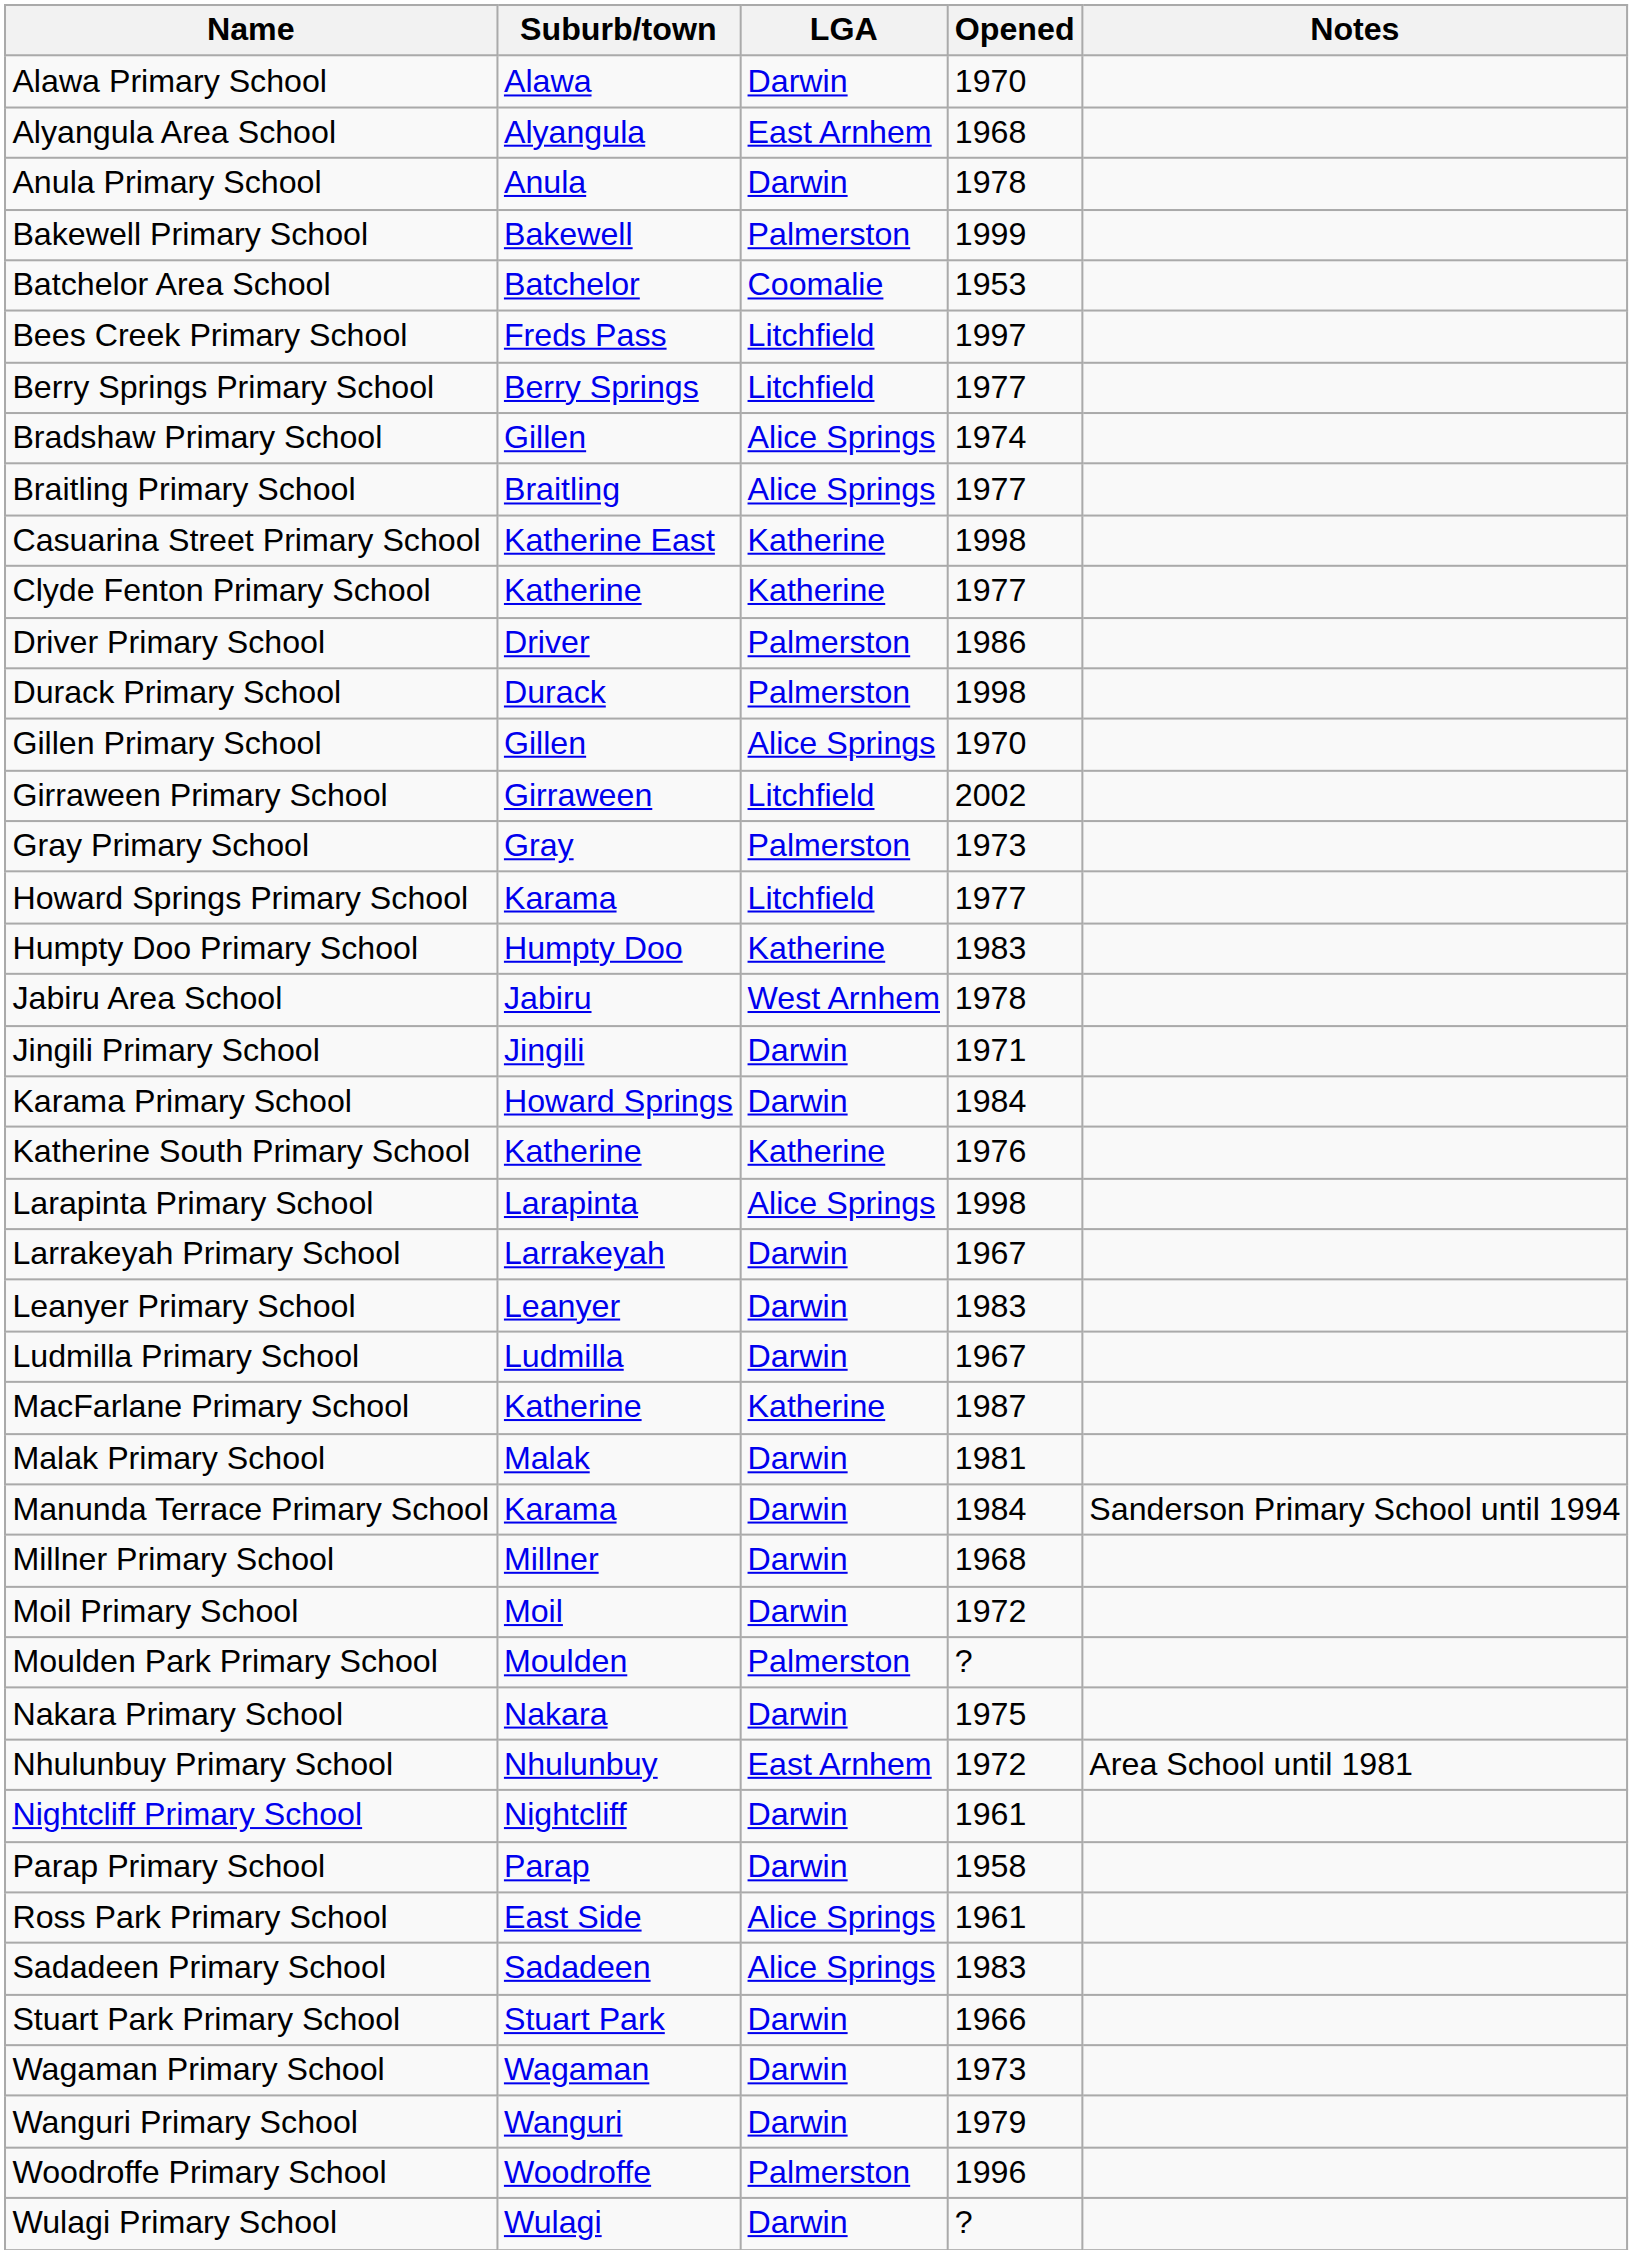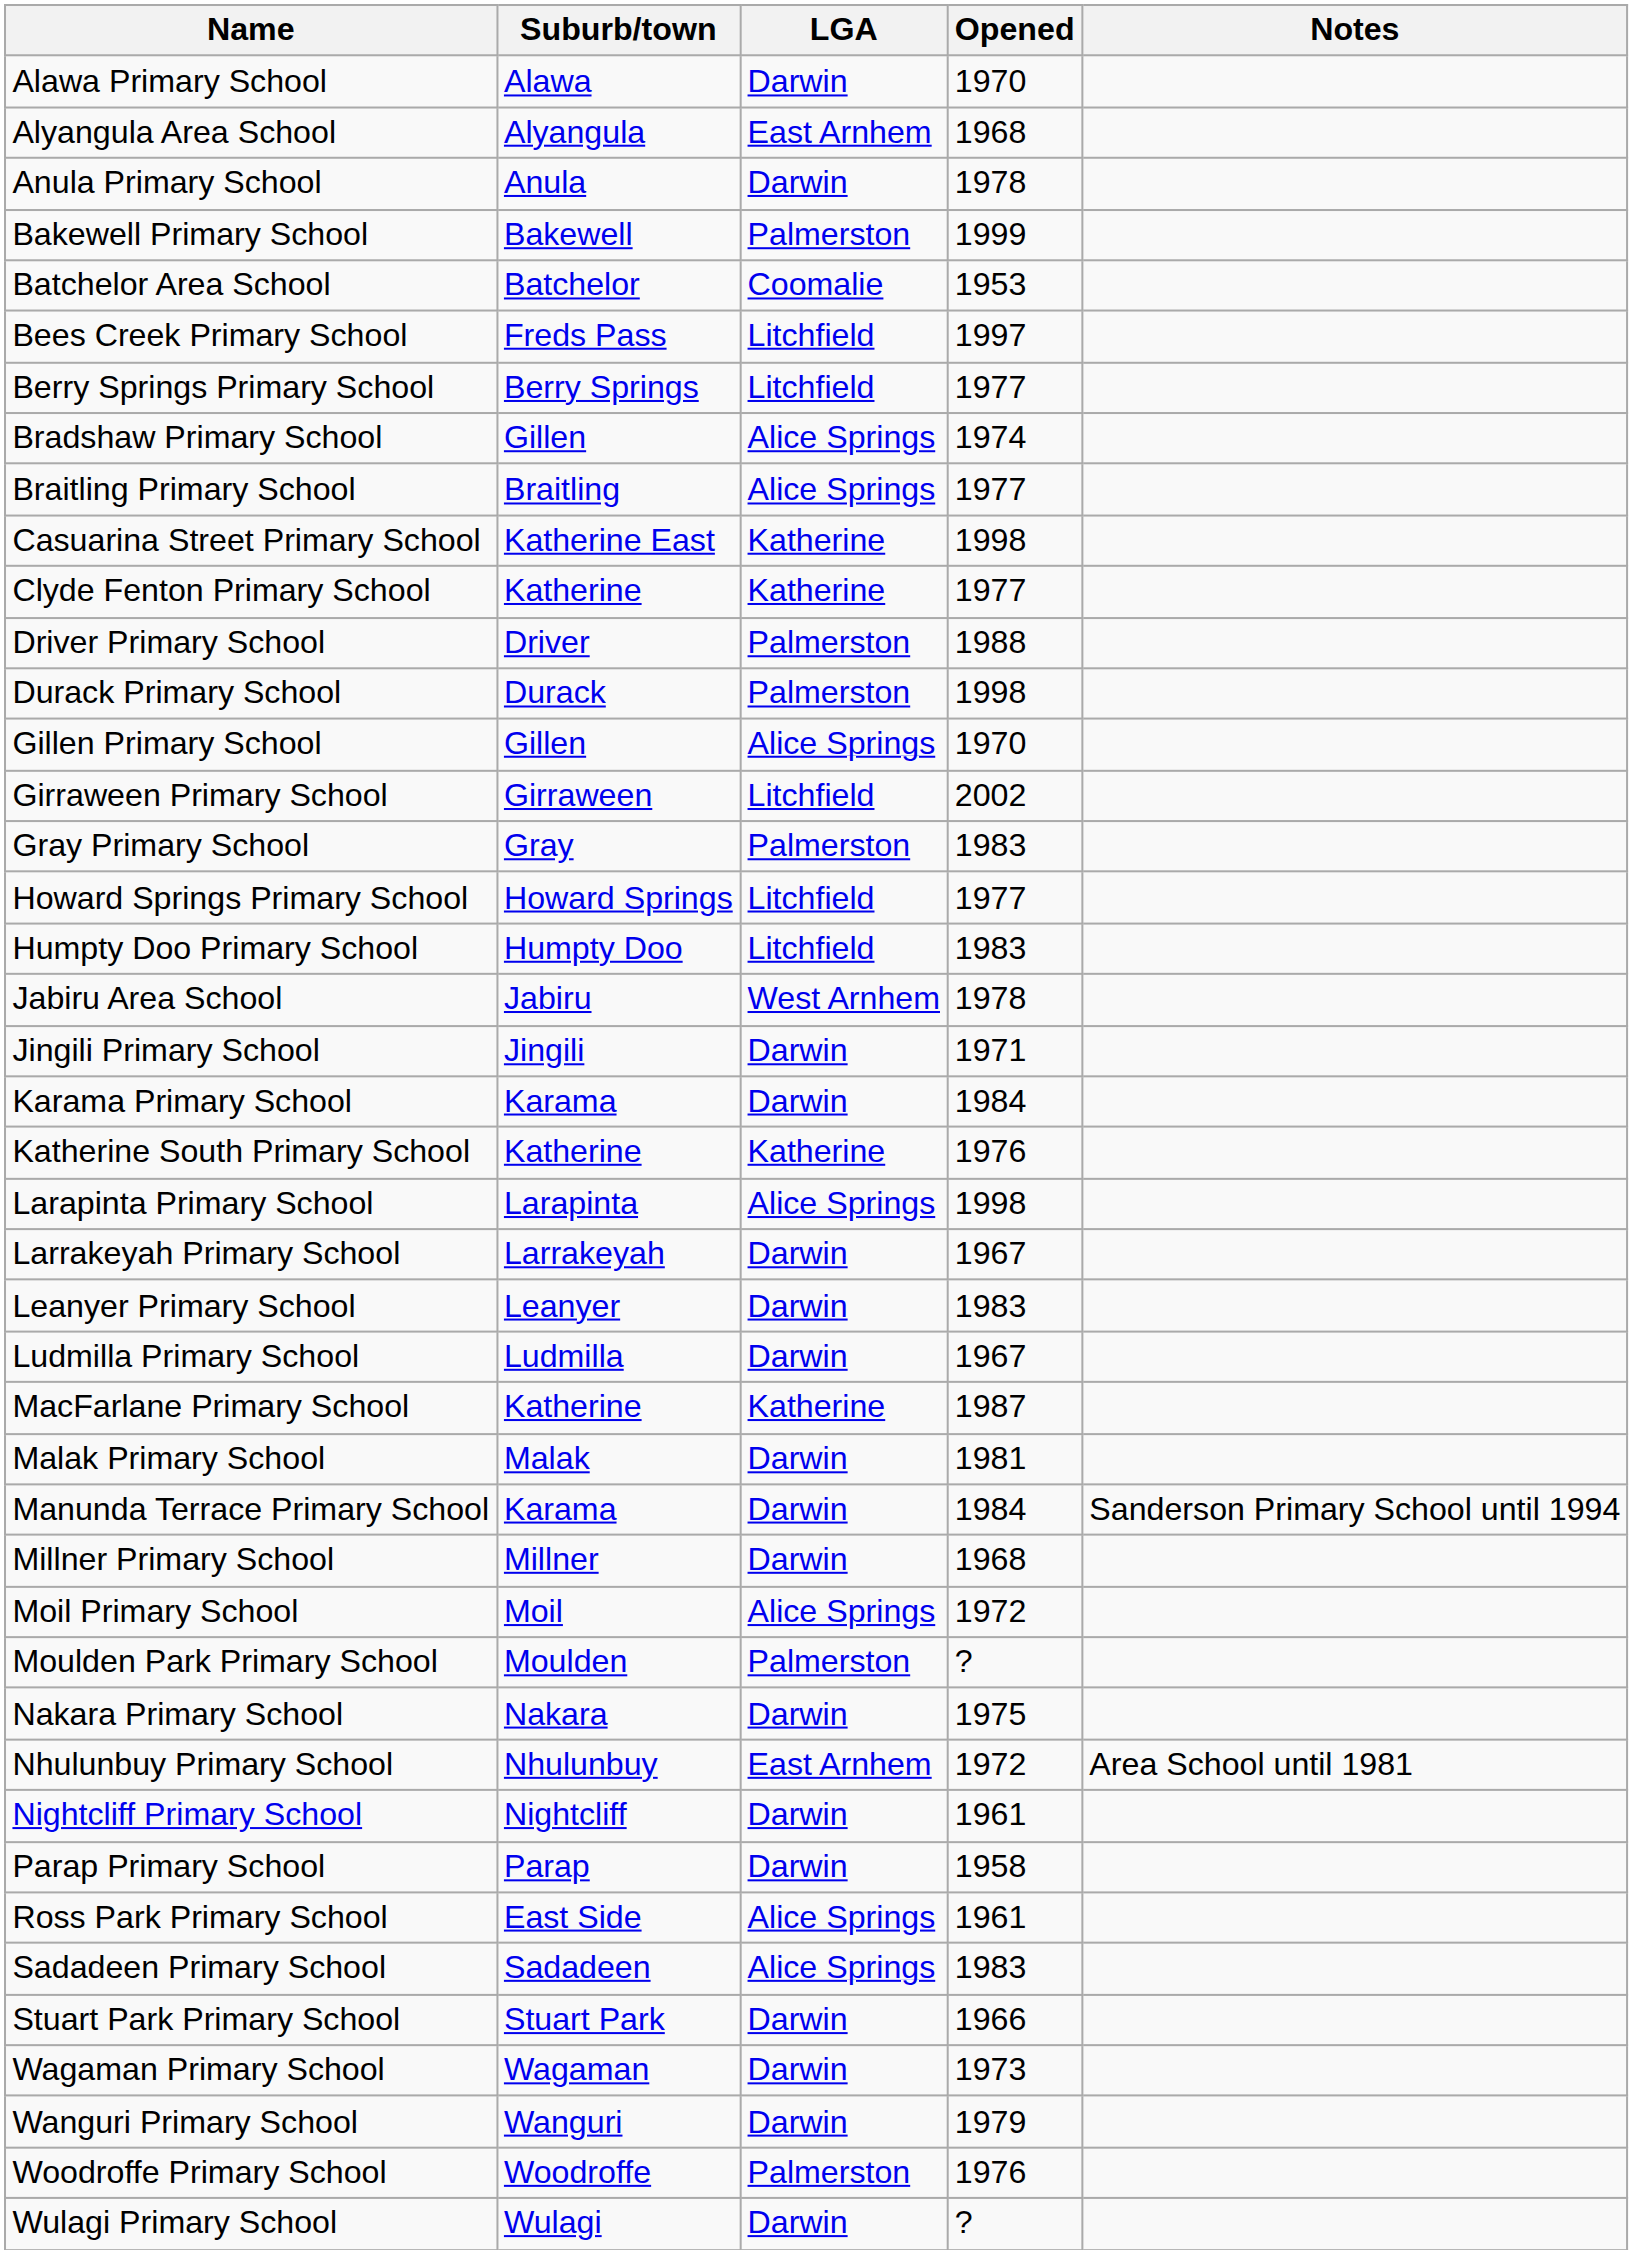(991, 642) 1986 -> (991, 642) 1988
(991, 846) 1973 -> (991, 846) 1983
(560, 897) Karama -> (618, 897) Howard Springs
(816, 948) Katherine -> (811, 948) Litchfield
(618, 1101) Howard Springs -> (560, 1101) Karama
(798, 1611) Darwin -> (841, 1611) Alice Springs
(991, 2172) 1996 -> (991, 2172) 1976
